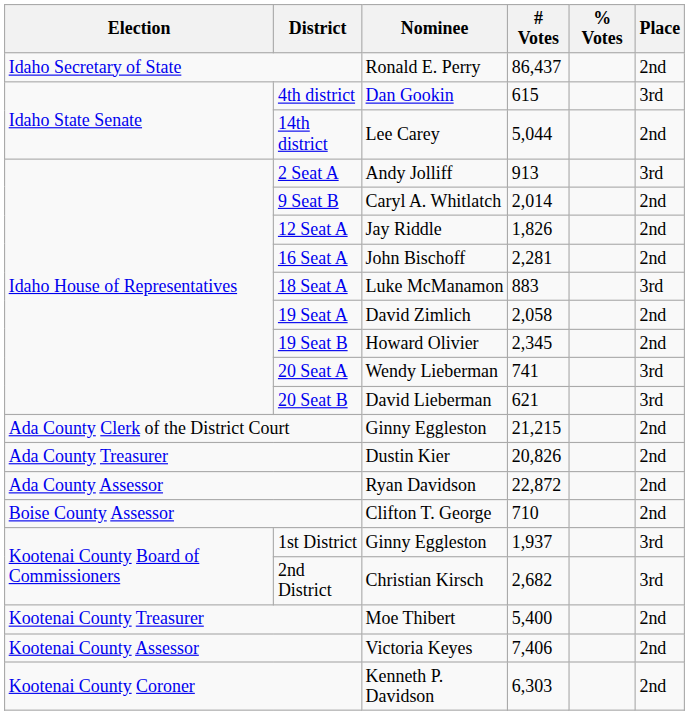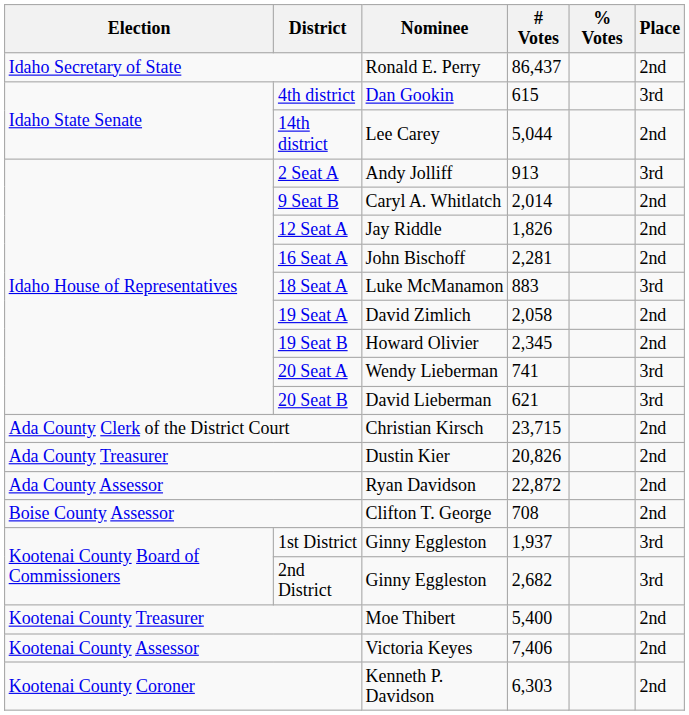(426, 428) Ginny Eggleston -> (425, 428) Christian Kirsch
(536, 428) 21,215 -> (536, 428) 23,715
(525, 513) 710 -> (525, 513) 708
(425, 580) Christian Kirsch -> (426, 580) Ginny Eggleston
